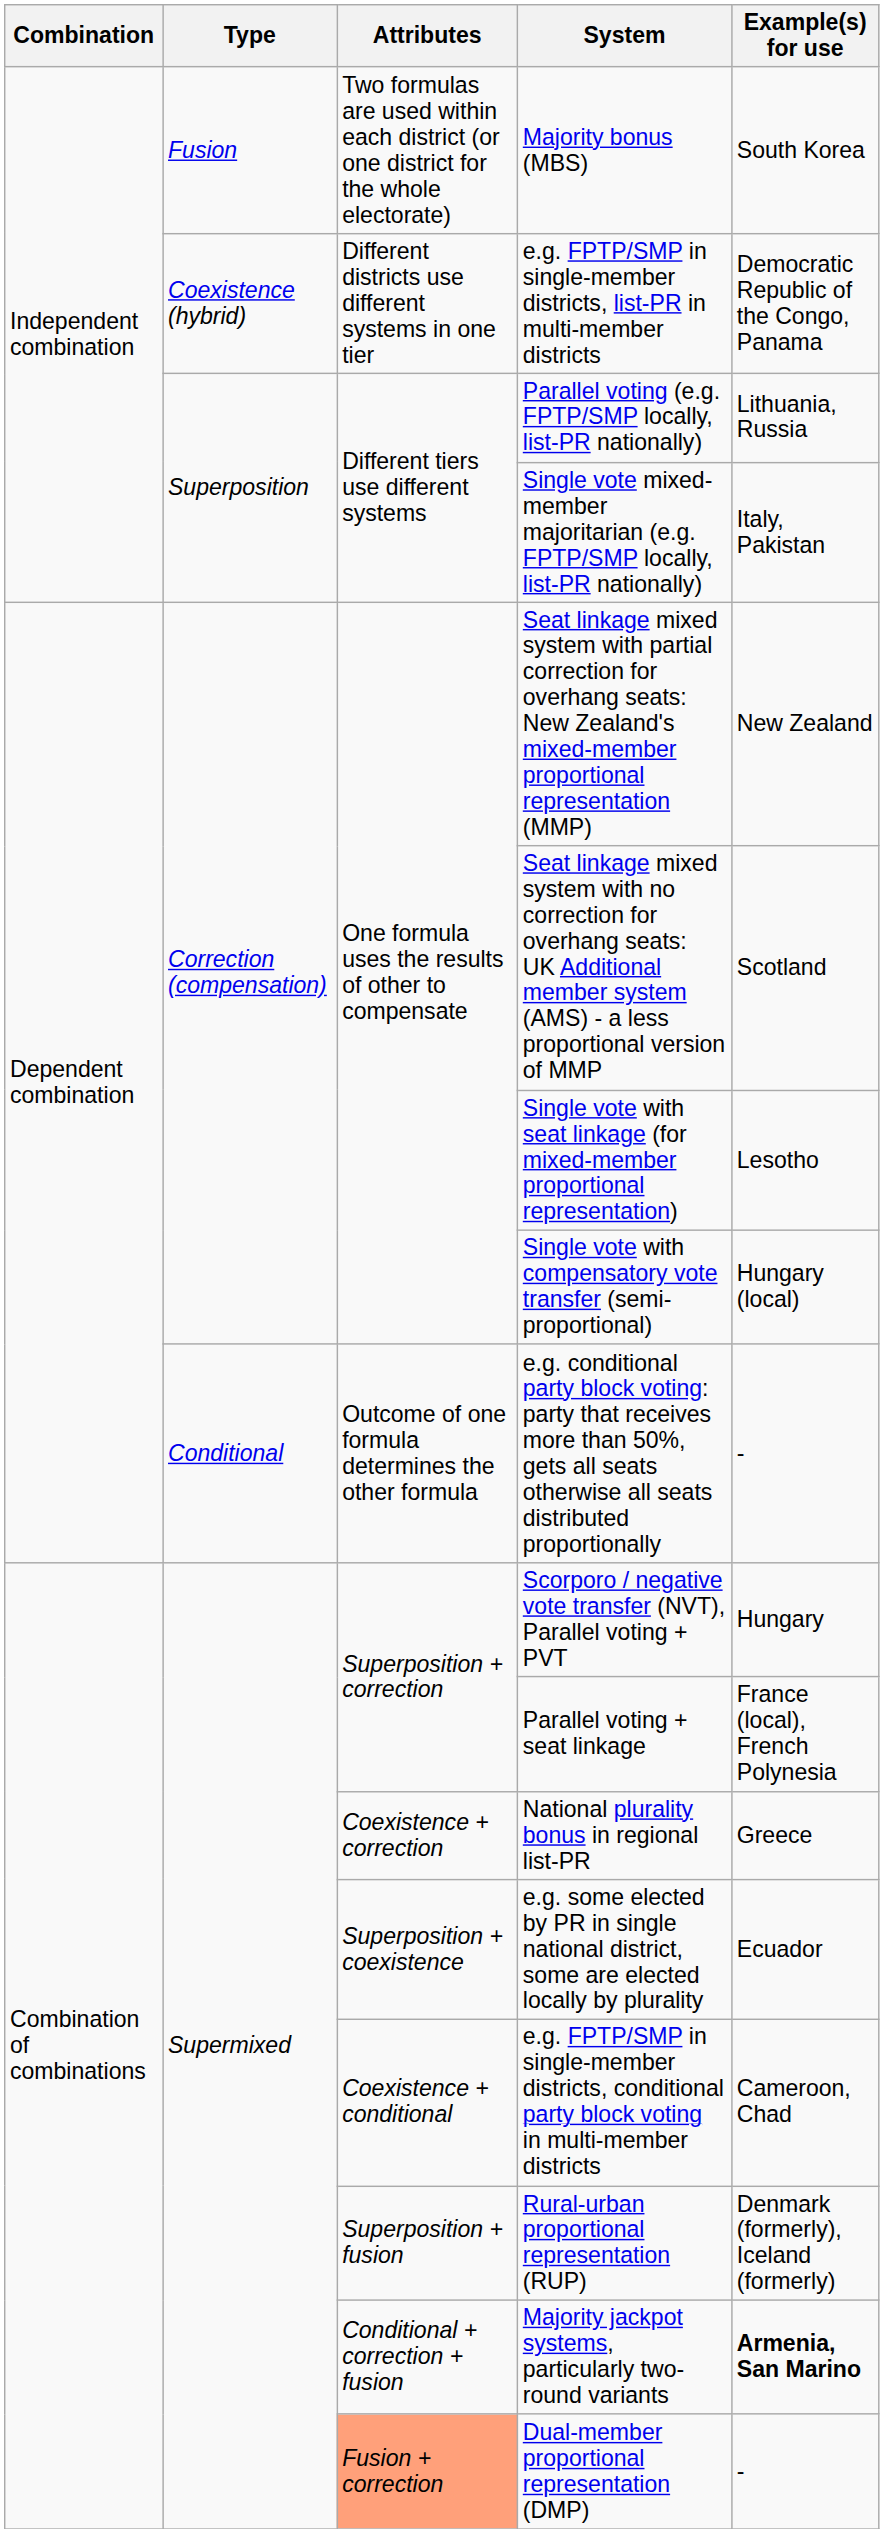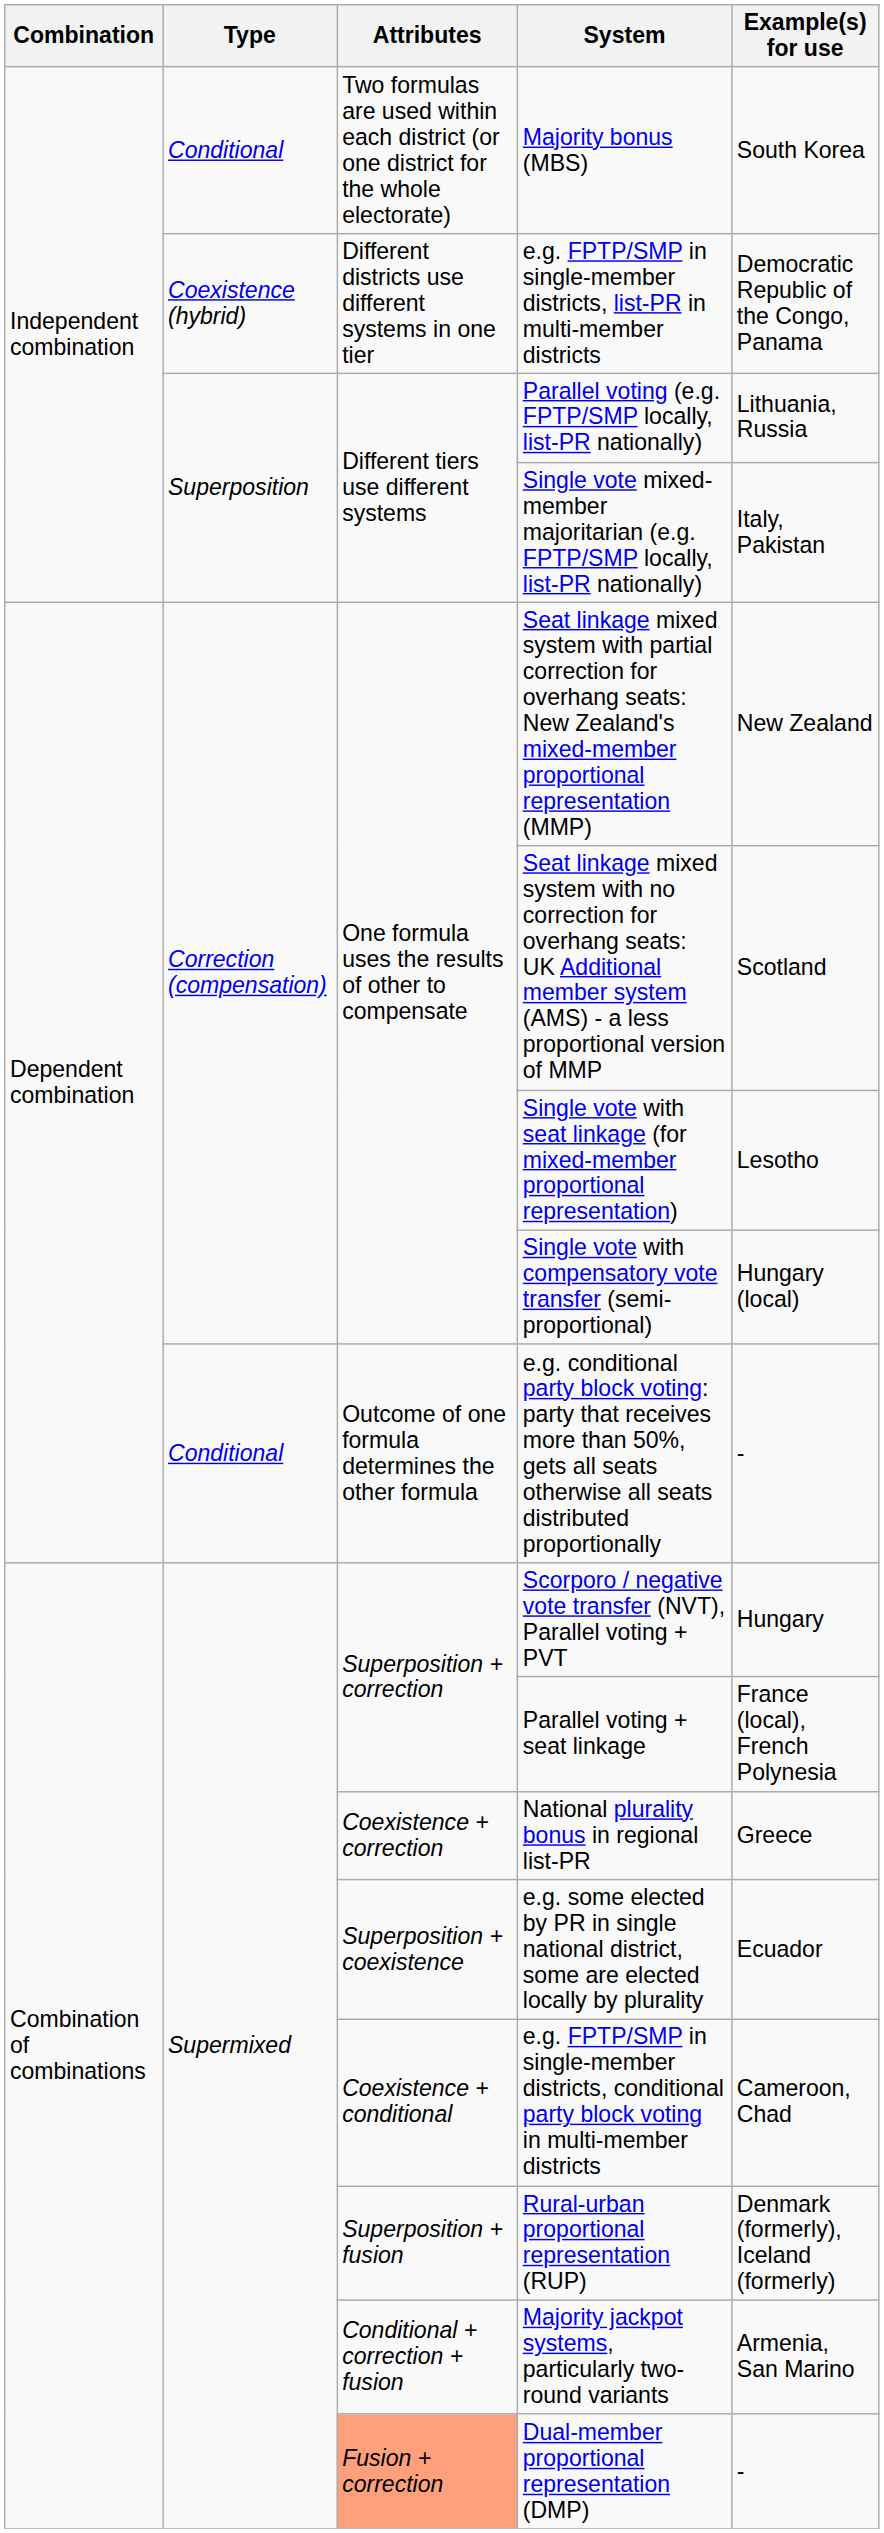(203, 150) Fusion -> (226, 150) Conditional
(799, 2357) bold -> (796, 2357) normal
